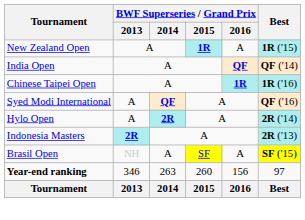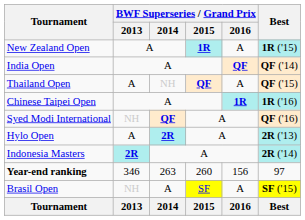+ row: (39, 83)
(132, 101) A -> (132, 119) NH
(279, 119) 2R ('14) -> (279, 136) 2R ('13)
(279, 136) 2R ('13) -> (279, 154) 2R ('14)
rows swapped: (32, 154) <-> (47, 171)
